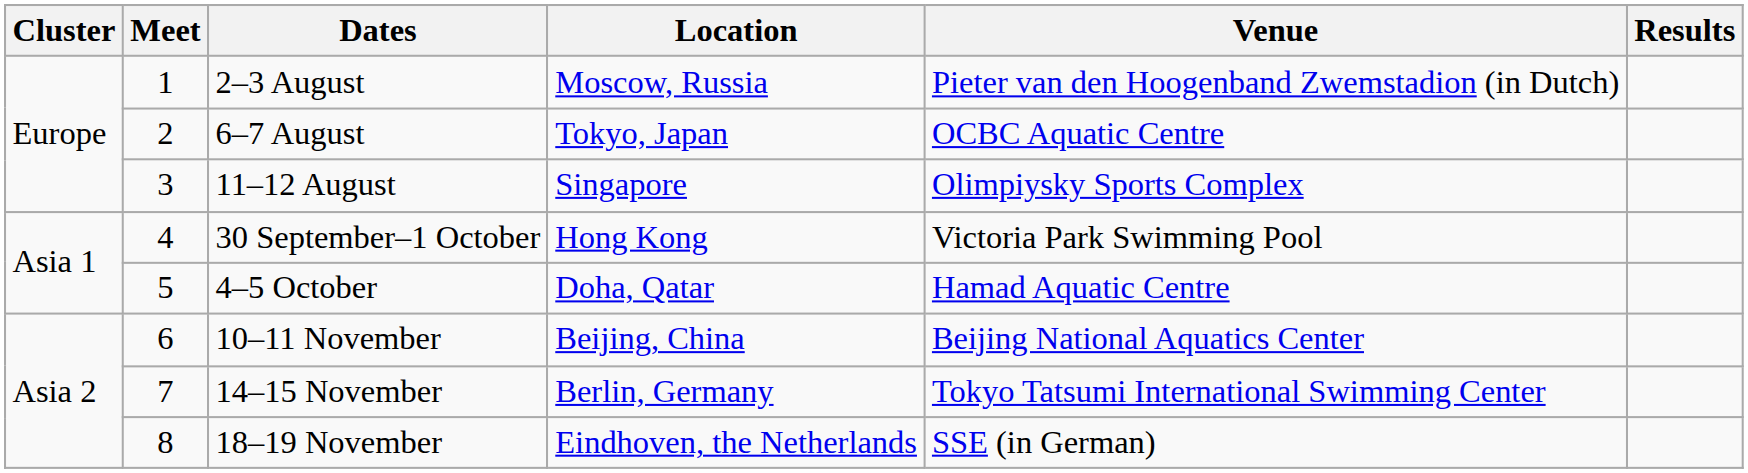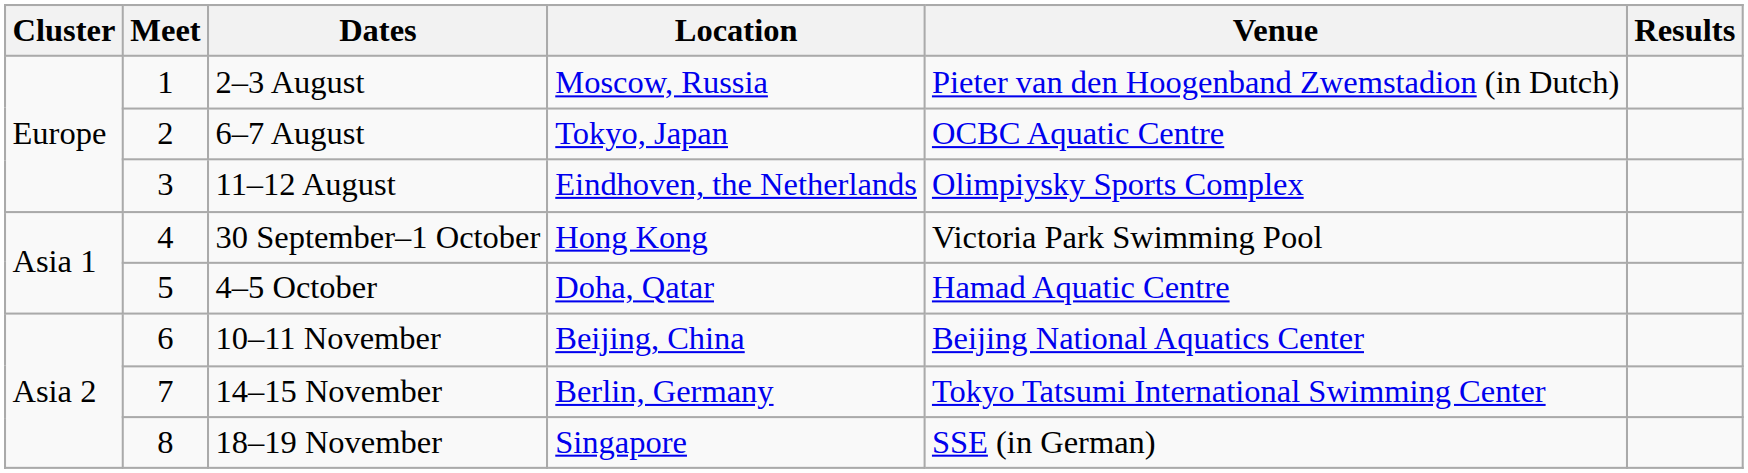(621, 184) Singapore -> (736, 184) Eindhoven, the Netherlands
(736, 442) Eindhoven, the Netherlands -> (621, 442) Singapore
